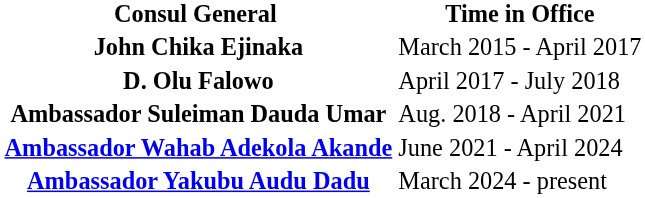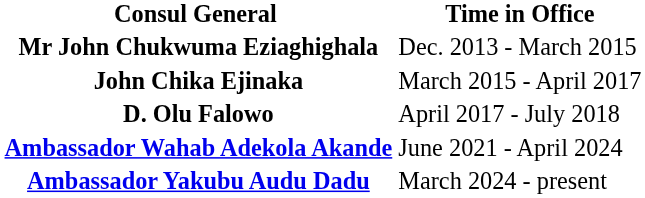+ row: (198, 47)
- row: (198, 114)
